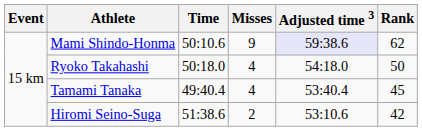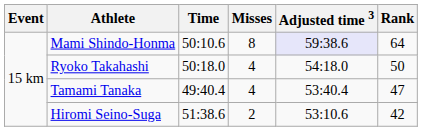(252, 43) 9 -> (252, 43) 8
(397, 43) 62 -> (397, 43) 64
(397, 90) 45 -> (397, 90) 47
